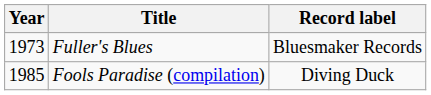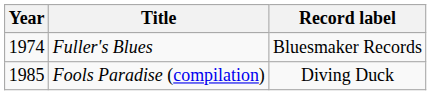(27, 47) 1973 -> (27, 47) 1974
